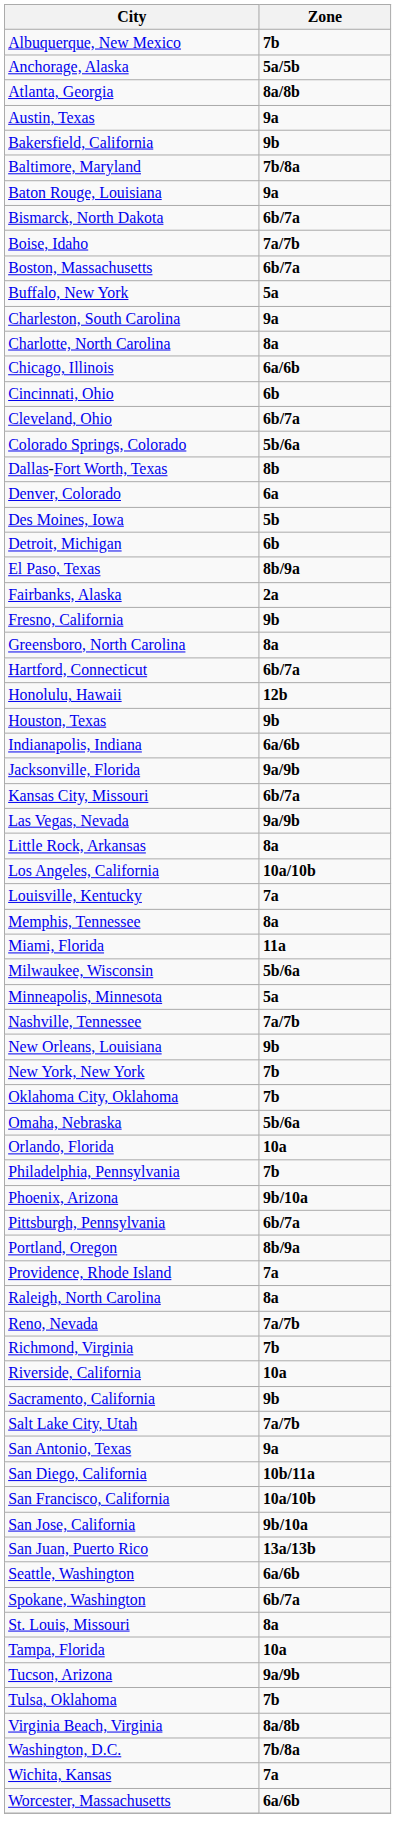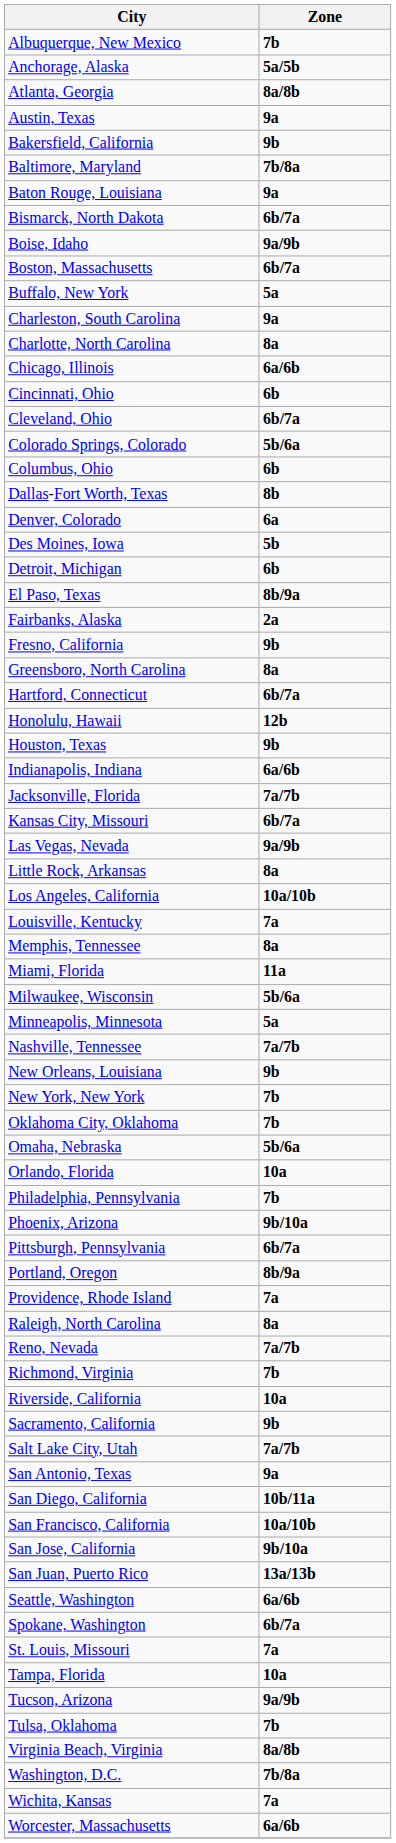(281, 243) 7a/7b -> (281, 243) 9a/9b
+ row: (61, 469)
(281, 770) 9a/9b -> (281, 795) 7a/7b
(271, 1624) 8a -> (271, 1649) 7a
